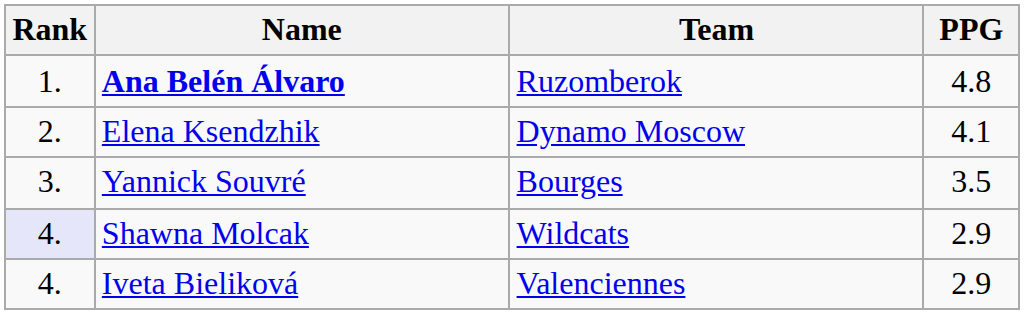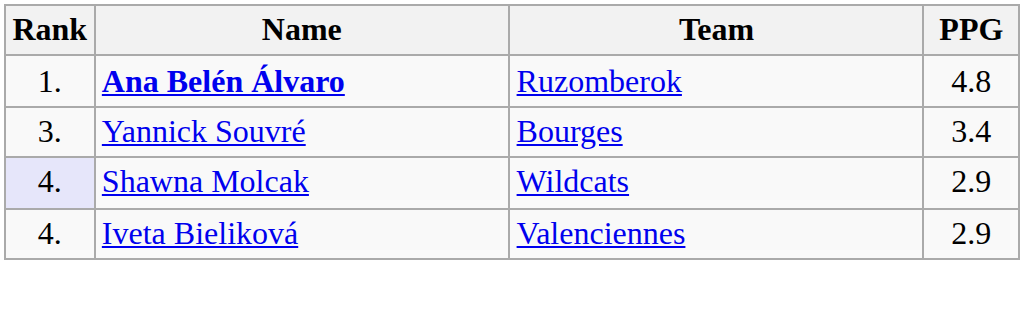- row: (211, 131)
(971, 182) 3.5 -> (971, 131) 3.4
